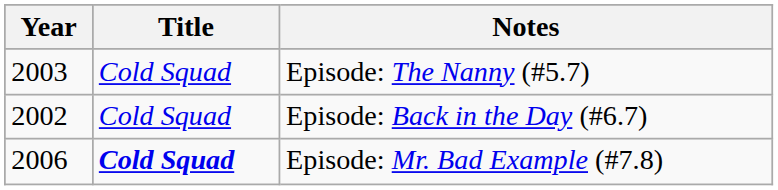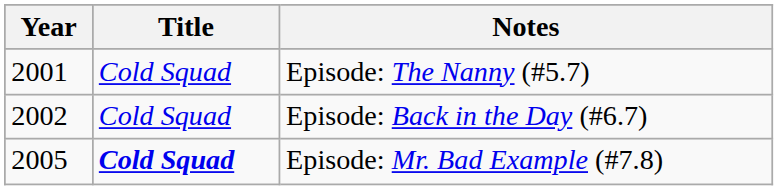(40, 71) 2003 -> (40, 71) 2001
(40, 160) 2006 -> (40, 160) 2005
